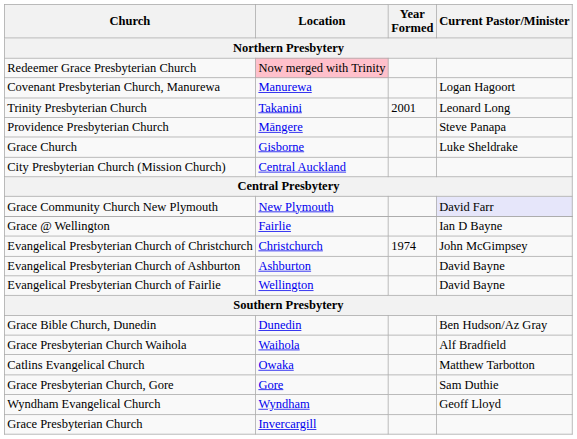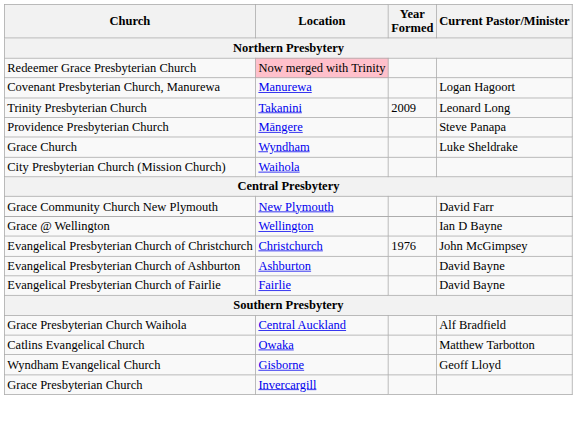(404, 107) 2001 -> (404, 107) 2009
(281, 147) Gisborne -> (284, 147) Wyndham
(302, 166) Central Auckland -> (279, 166) Waihola
(466, 206) lavender background -> (466, 206) no background
(275, 226) Fairlie -> (286, 226) Wellington
(404, 246) 1974 -> (404, 246) 1976
(286, 285) Wellington -> (275, 285) Fairlie
- row: (82, 325)
(279, 345) Waihola -> (302, 325) Central Auckland
- row: (90, 384)
(284, 404) Wyndham -> (281, 364) Gisborne
